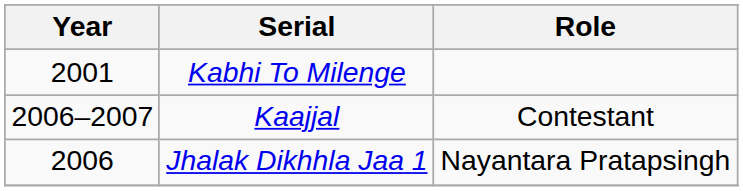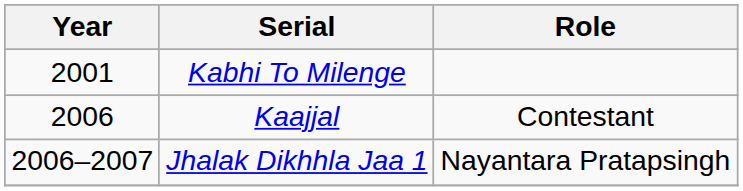(82, 116) 2006–2007 -> (82, 116) 2006
(82, 161) 2006 -> (82, 161) 2006–2007
